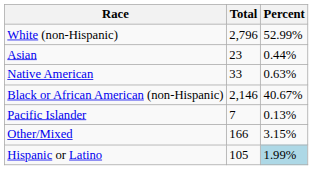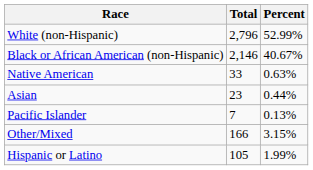rows swapped: (115, 94) <-> (22, 54)
(280, 154) lightblue background -> (280, 154) no background
